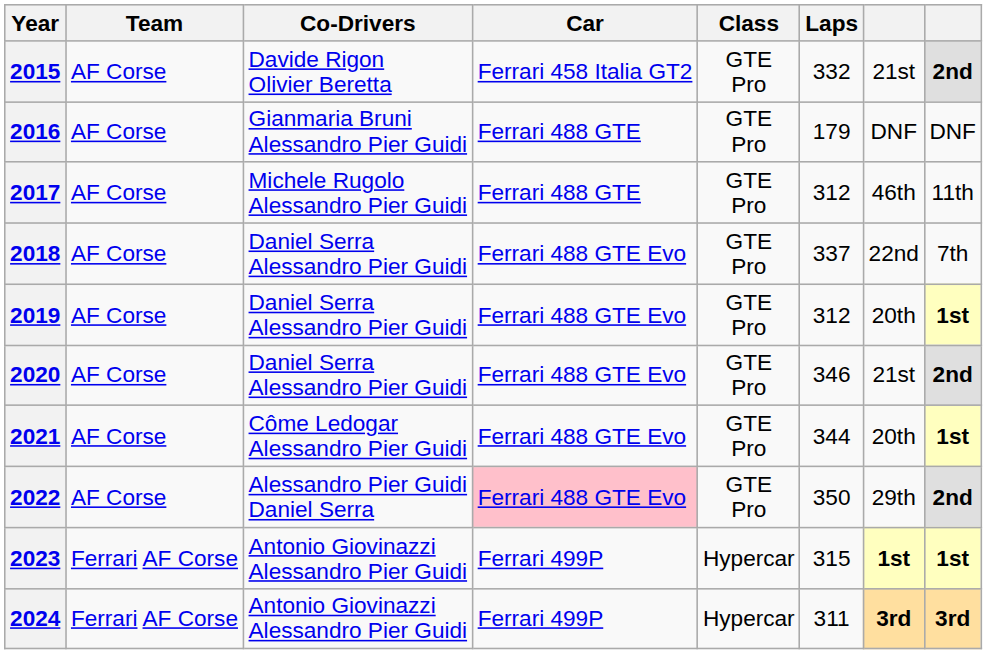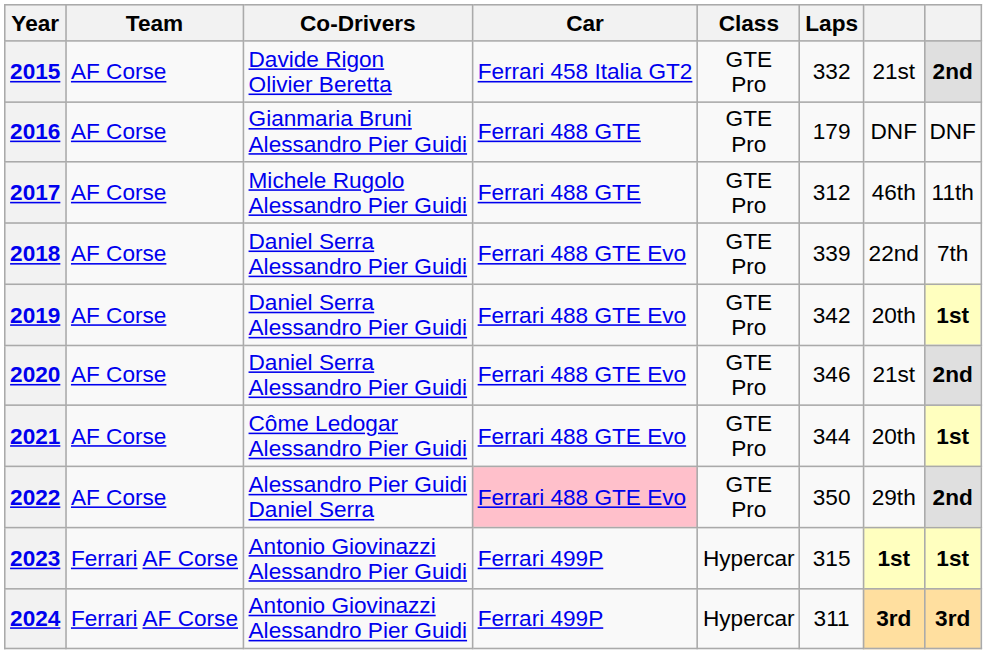(832, 254) 337 -> (832, 254) 339
(832, 315) 312 -> (832, 315) 342
